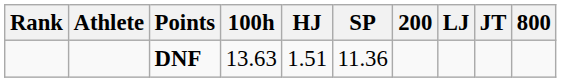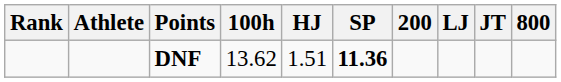(251, 58) 13.63 -> (251, 58) 13.62
(363, 58) normal -> (362, 58) bold
